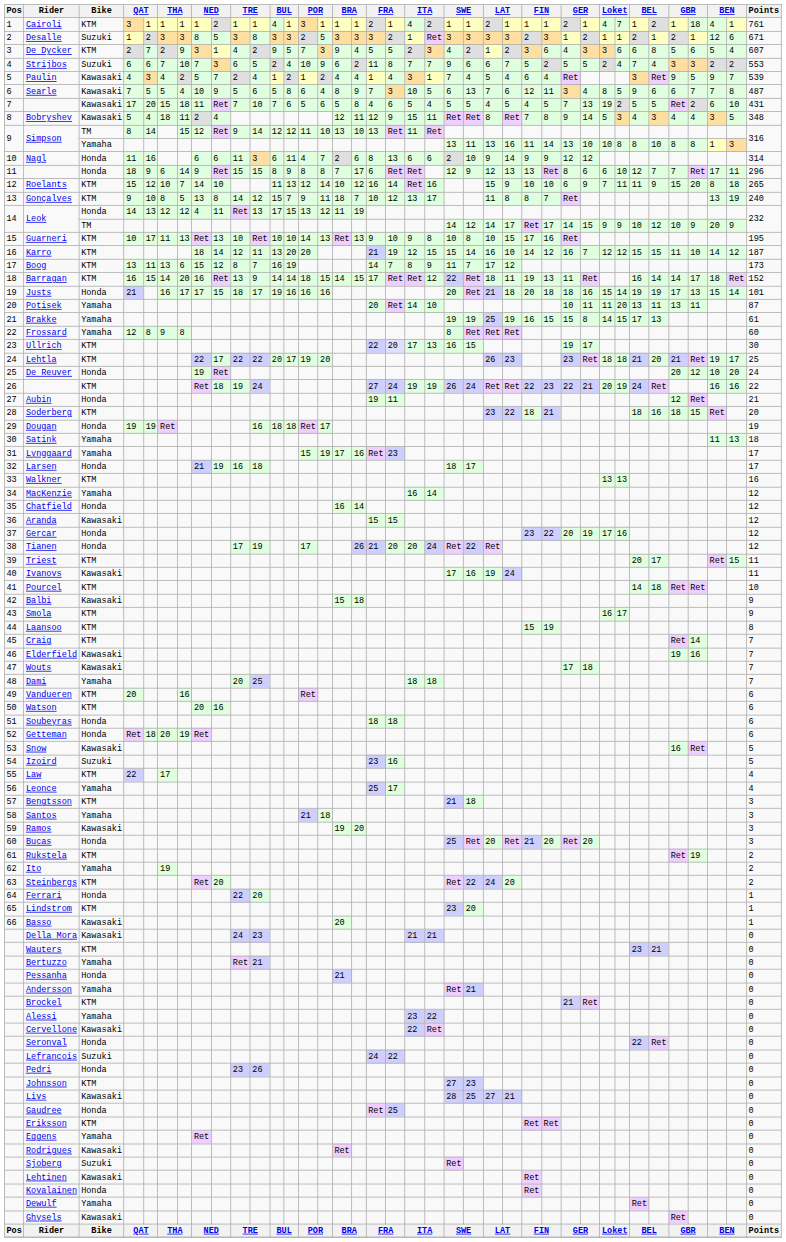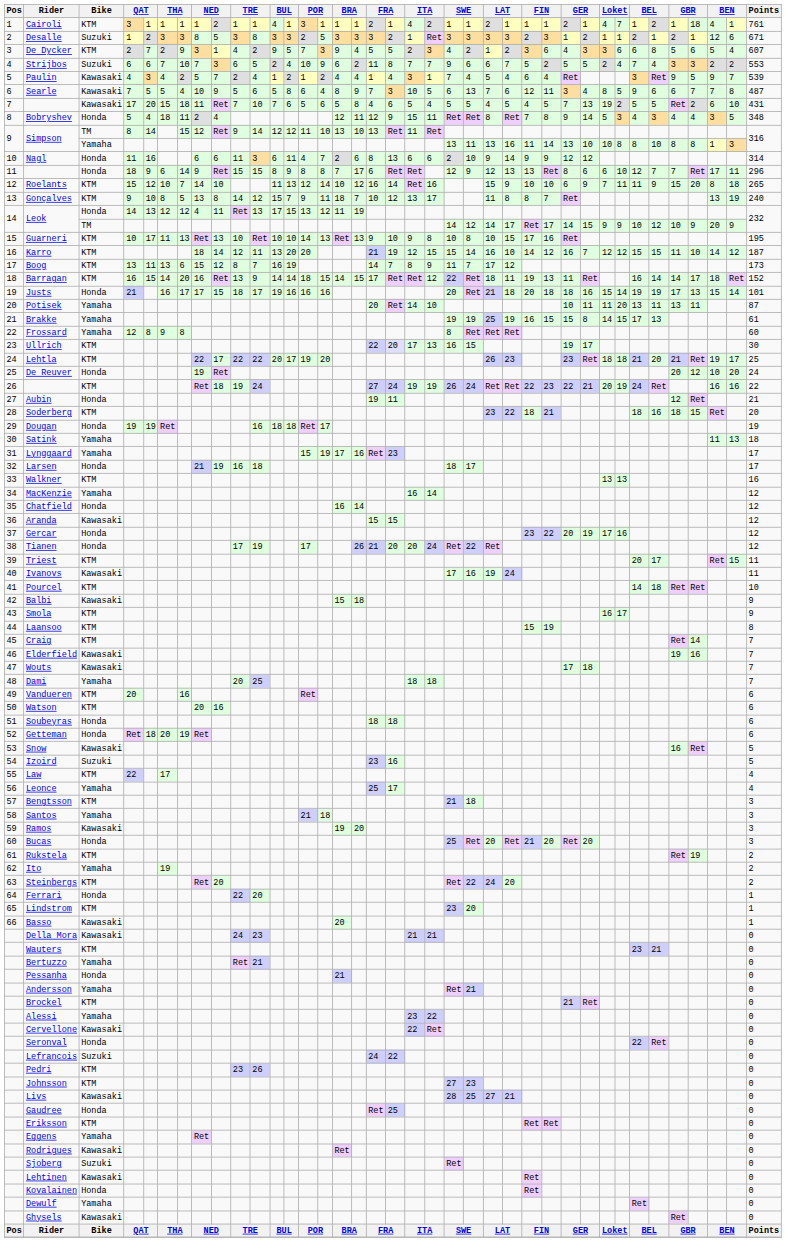(102, 118) Kawasaki -> (94, 118) Honda
(94, 1070) Honda -> (89, 1070) KTM
